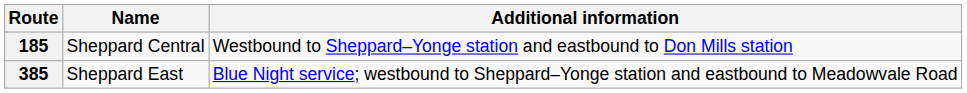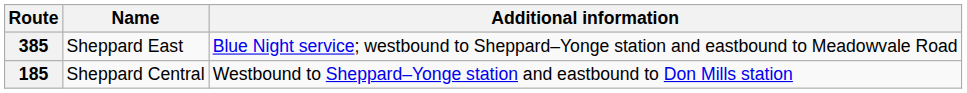rows swapped: (34, 46) <-> (34, 74)
